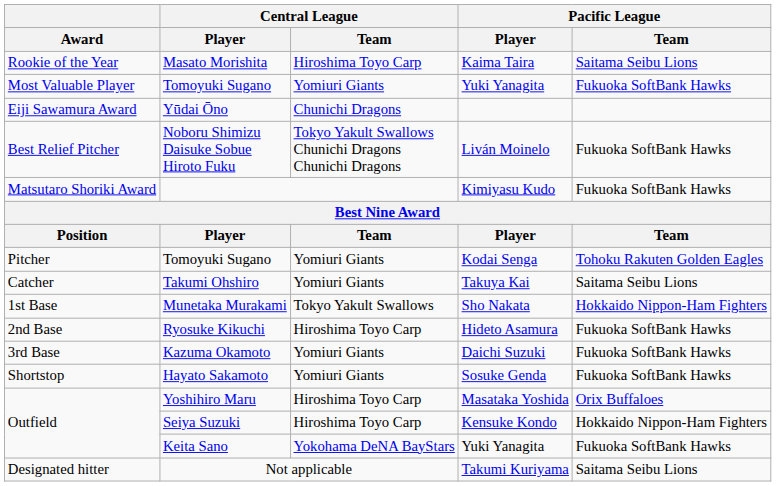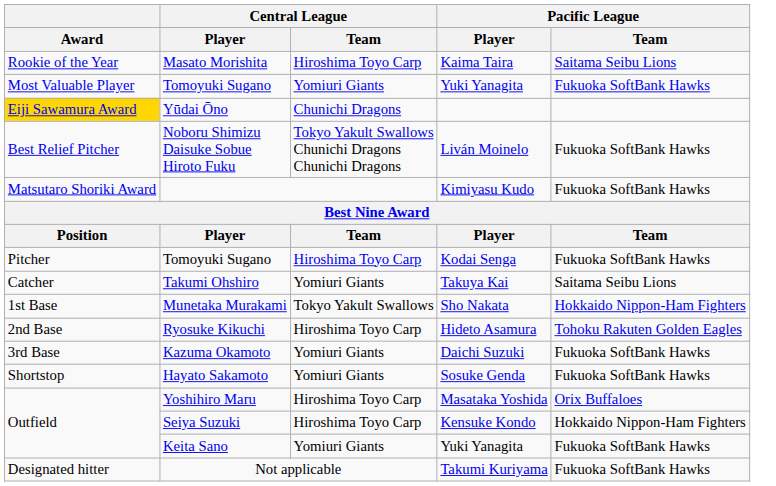(72, 109) no background -> (72, 109) gold background
(339, 259) Yomiuri Giants -> (358, 259) Hiroshima Toyo Carp
(669, 259) Tohoku Rakuten Golden Eagles -> (632, 259) Fukuoka SoftBank Hawks
(653, 329) Fukuoka SoftBank Hawks -> (648, 329) Tohoku Rakuten Golden Eagles
(374, 446) Yokohama DeNA BayStars -> (339, 446) Yomiuri Giants
(637, 469) Saitama Seibu Lions -> (632, 469) Fukuoka SoftBank Hawks
